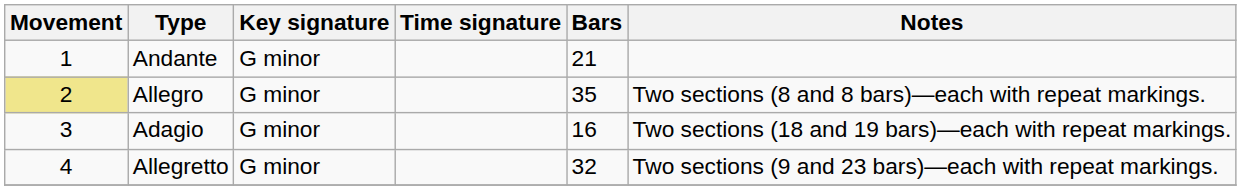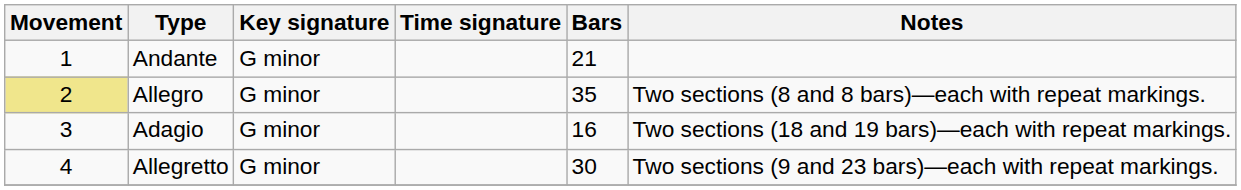(584, 166) 32 -> (584, 166) 30
